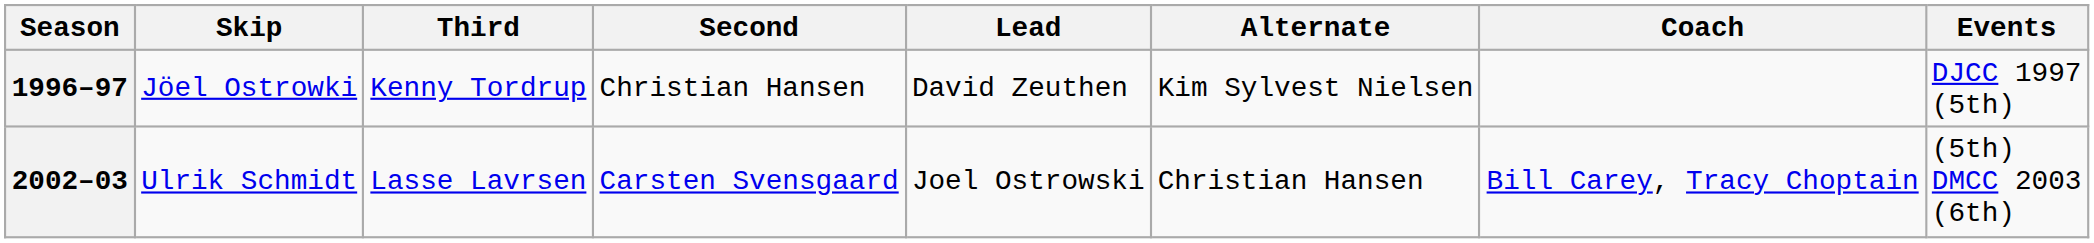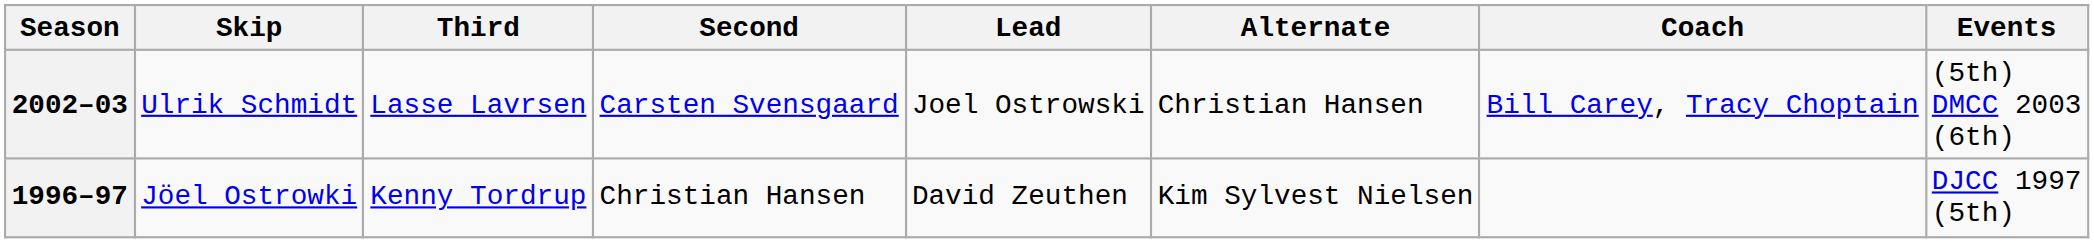rows swapped: (70, 89) <-> (70, 182)
